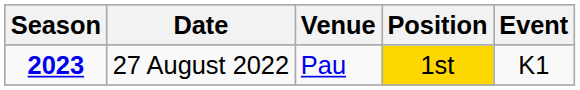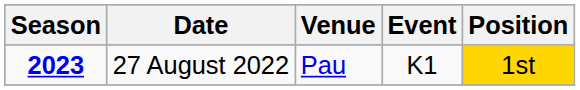columns swapped: (437, 25) <-> (534, 25)
